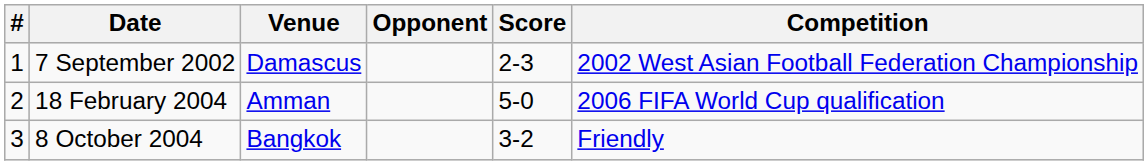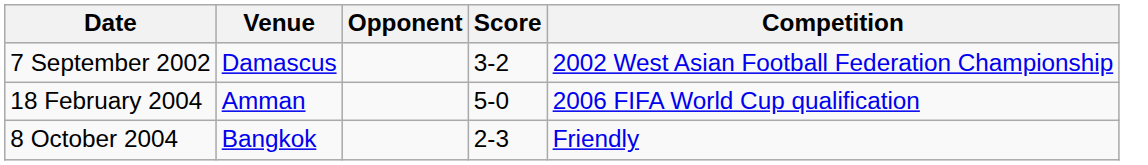- column: (17, 23)
(516, 62) 2-3 -> (491, 62) 3-2
(516, 139) 3-2 -> (491, 139) 2-3
